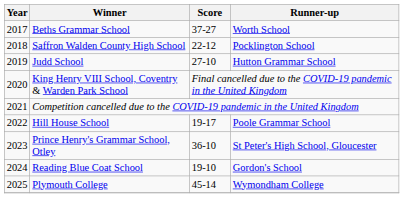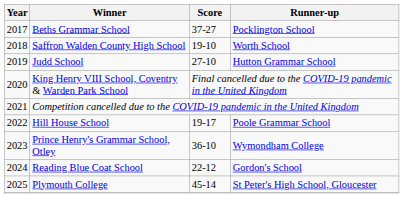(261, 29) Worth School -> (274, 29) Pocklington School
(204, 45) 22-12 -> (204, 45) 19-10
(274, 45) Pocklington School -> (261, 45) Worth School
(305, 145) St Peter's High School, Gloucester -> (278, 145) Wymondham College
(204, 168) 19-10 -> (204, 168) 22-12
(278, 184) Wymondham College -> (305, 184) St Peter's High School, Gloucester
